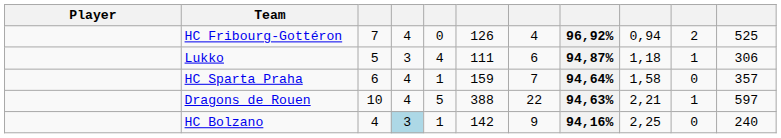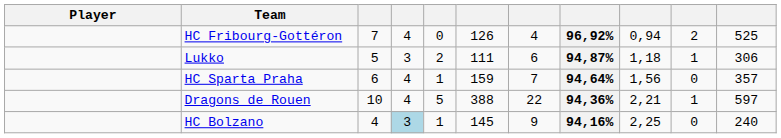(440, 58) 4 -> (440, 58) 2
(645, 79) 1,58 -> (645, 79) 1,56
(590, 101) 94,63% -> (590, 101) 94,36%
(482, 122) 142 -> (482, 122) 145
